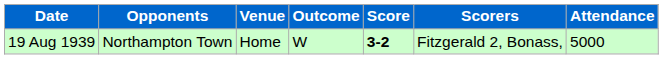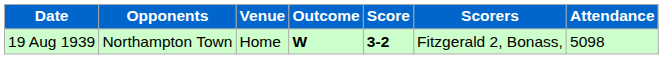(300, 41) normal -> (300, 41) bold
(587, 41) 5000 -> (587, 41) 5098
